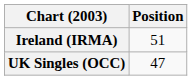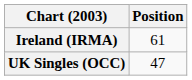(158, 39) 51 -> (158, 39) 61
